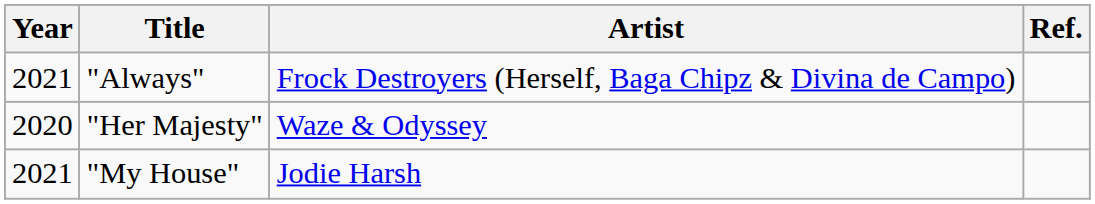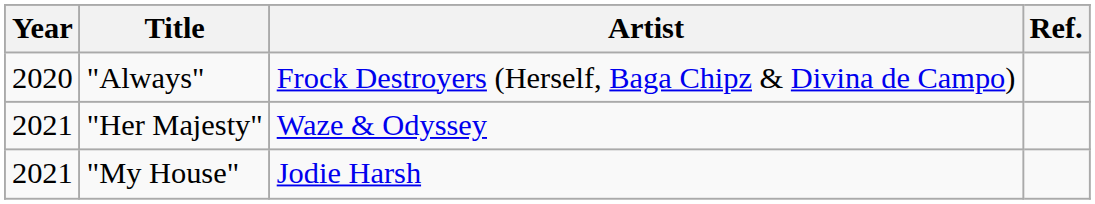(42, 76) 2021 -> (42, 76) 2020
(42, 125) 2020 -> (42, 125) 2021
